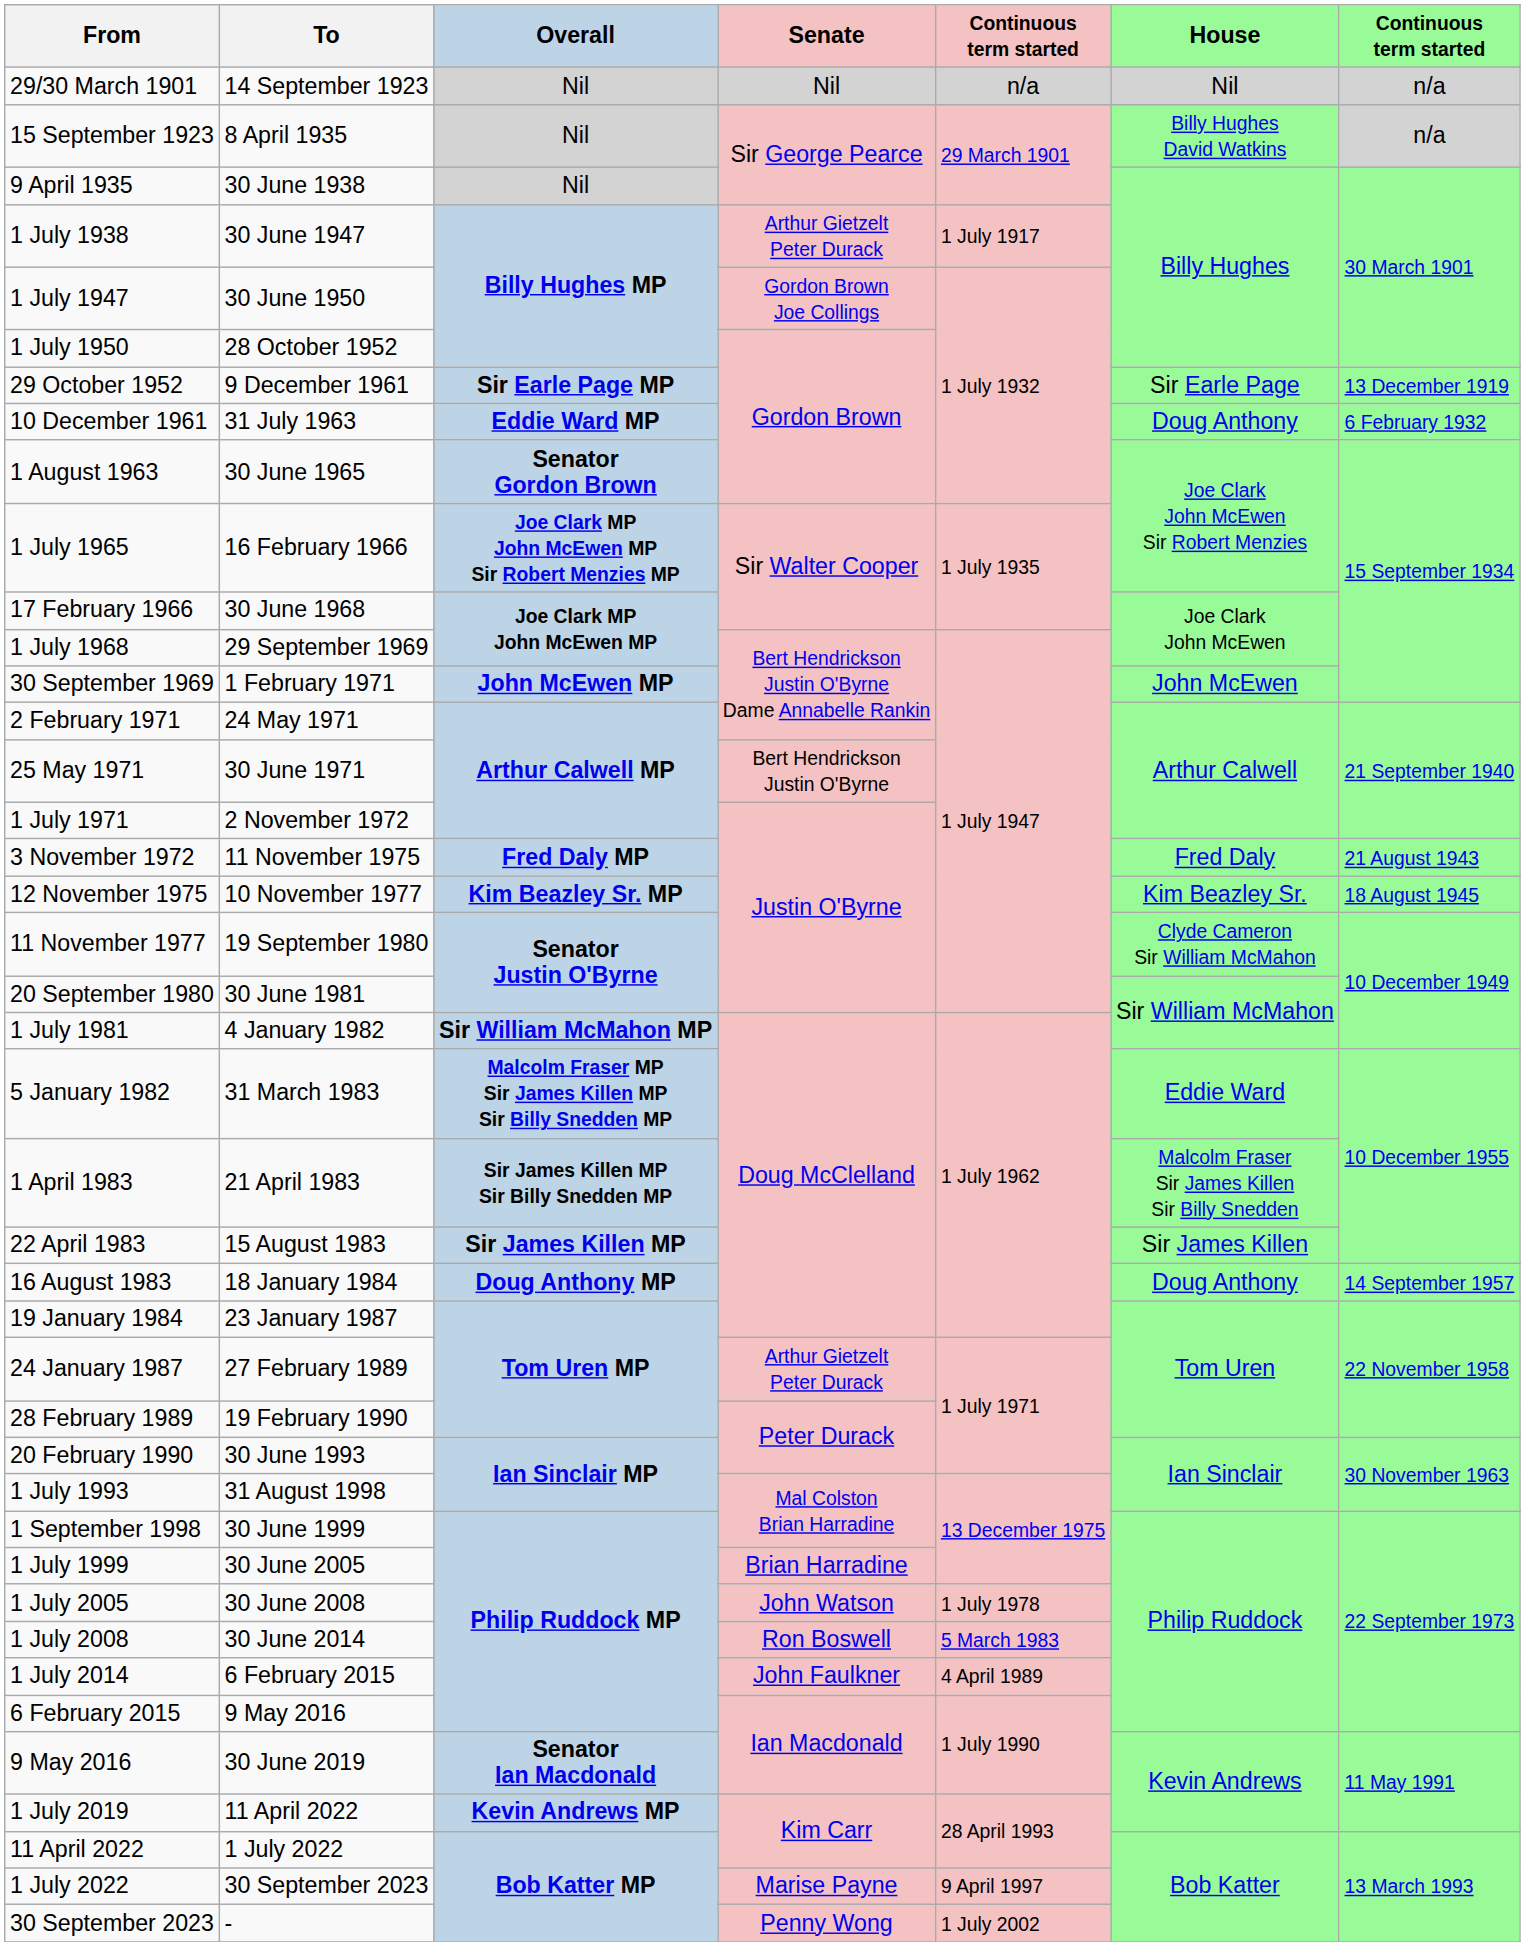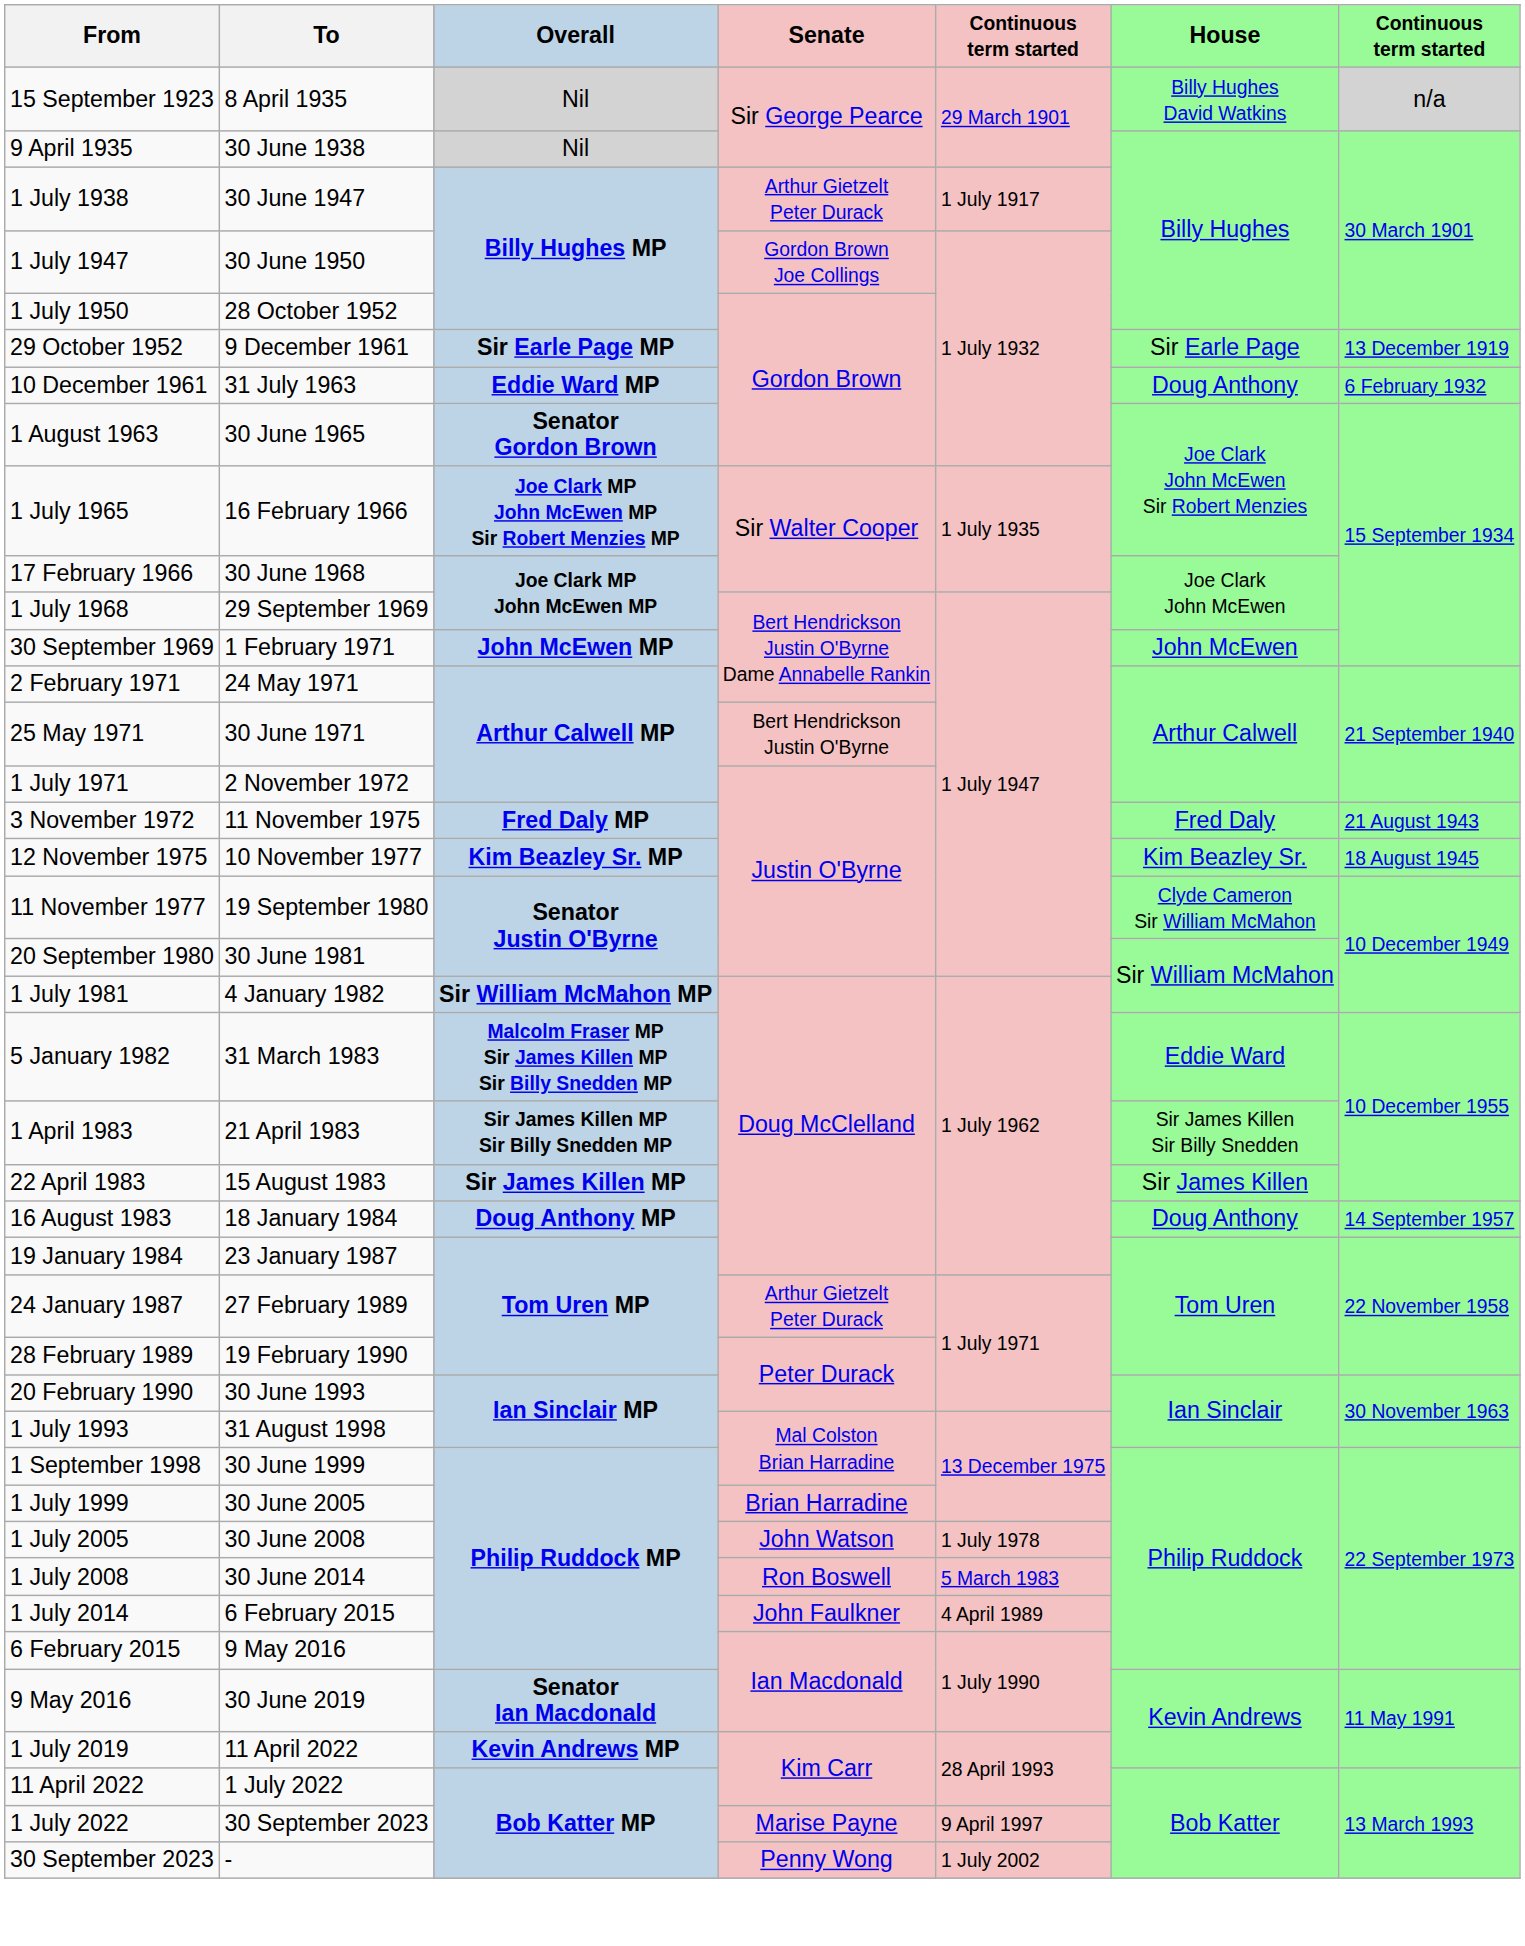- row: (104, 85)
(1225, 1183) Malcolm Fraser Sir James Killen Sir Billy Snedden -> (1225, 1133) Sir James Killen Sir Billy Snedden
